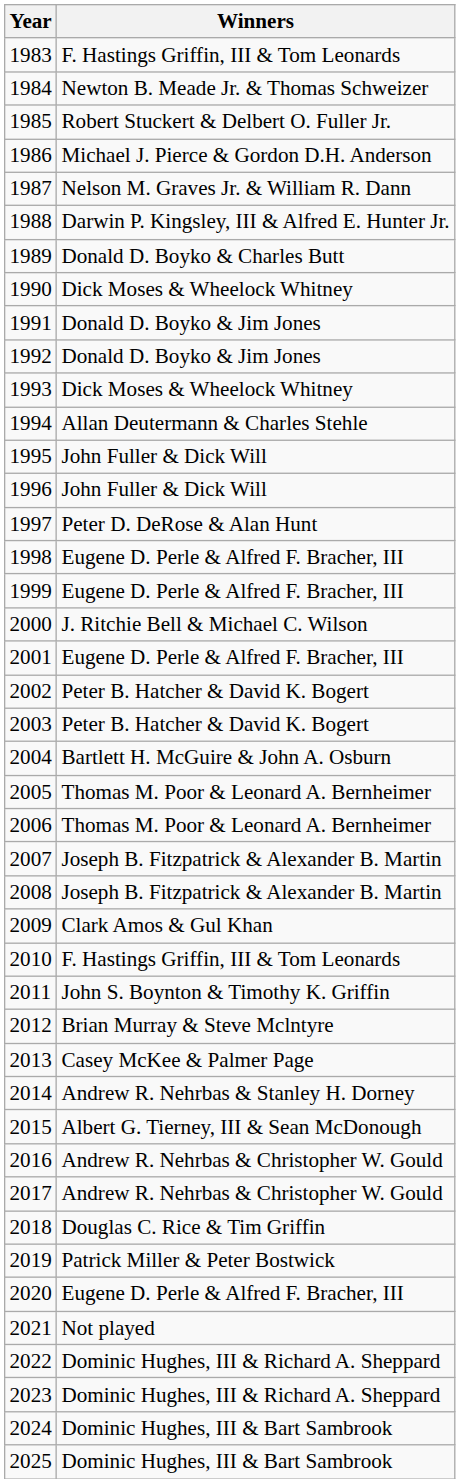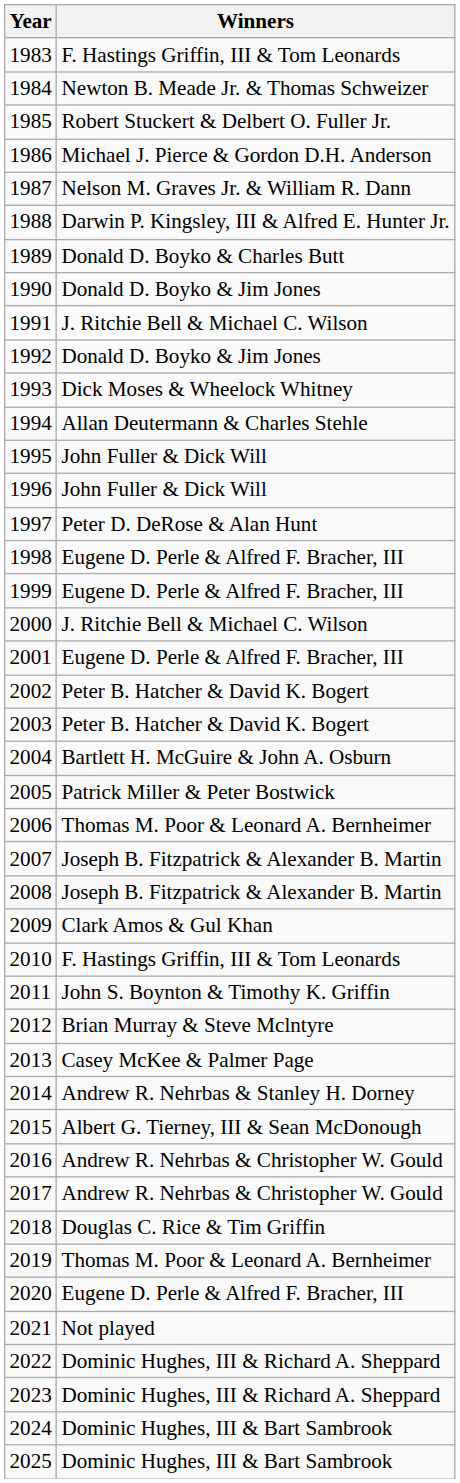(207, 289) Dick Moses & Wheelock Whitney -> (191, 289) Donald D. Boyko & Jim Jones
(191, 322) Donald D. Boyko & Jim Jones -> (215, 322) J. Ritchie Bell & Michael C. Wilson
(246, 791) Thomas M. Poor & Leonard A. Bernheimer -> (198, 791) Patrick Miller & Peter Bostwick
(198, 1260) Patrick Miller & Peter Bostwick -> (246, 1260) Thomas M. Poor & Leonard A. Bernheimer
